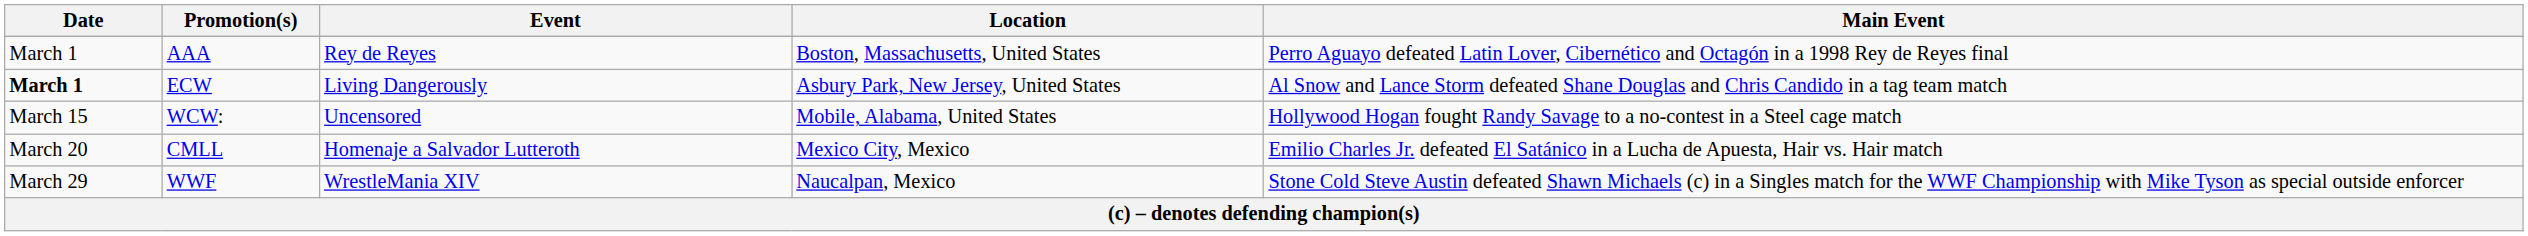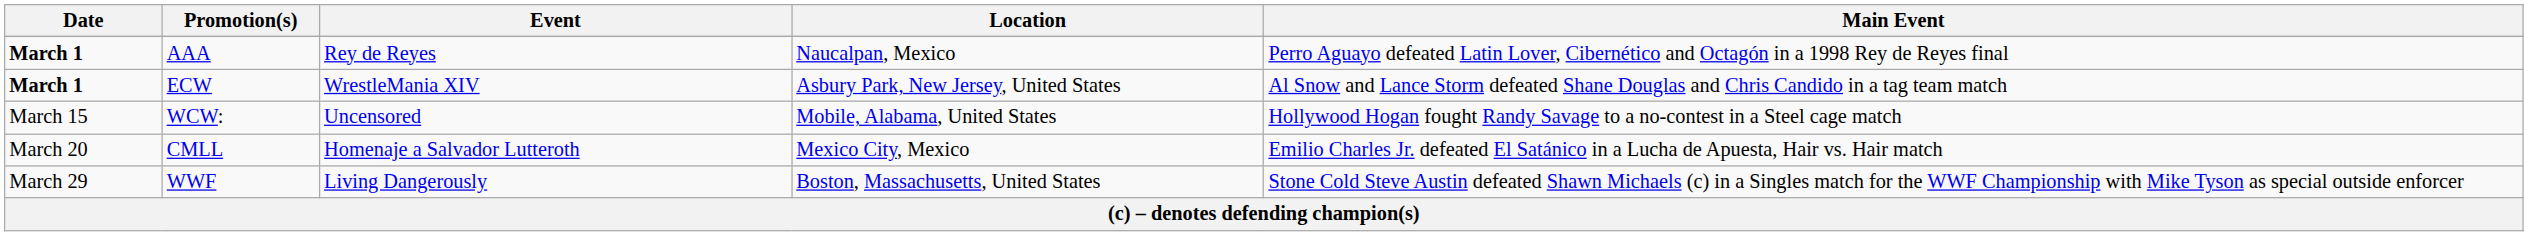(43, 52) normal -> (46, 52) bold
(948, 52) Boston, Massachusetts, United States -> (876, 52) Naucalpan, Mexico
(406, 85) Living Dangerously -> (402, 85) WrestleMania XIV
(402, 181) WrestleMania XIV -> (406, 181) Living Dangerously
(876, 181) Naucalpan, Mexico -> (948, 181) Boston, Massachusetts, United States
